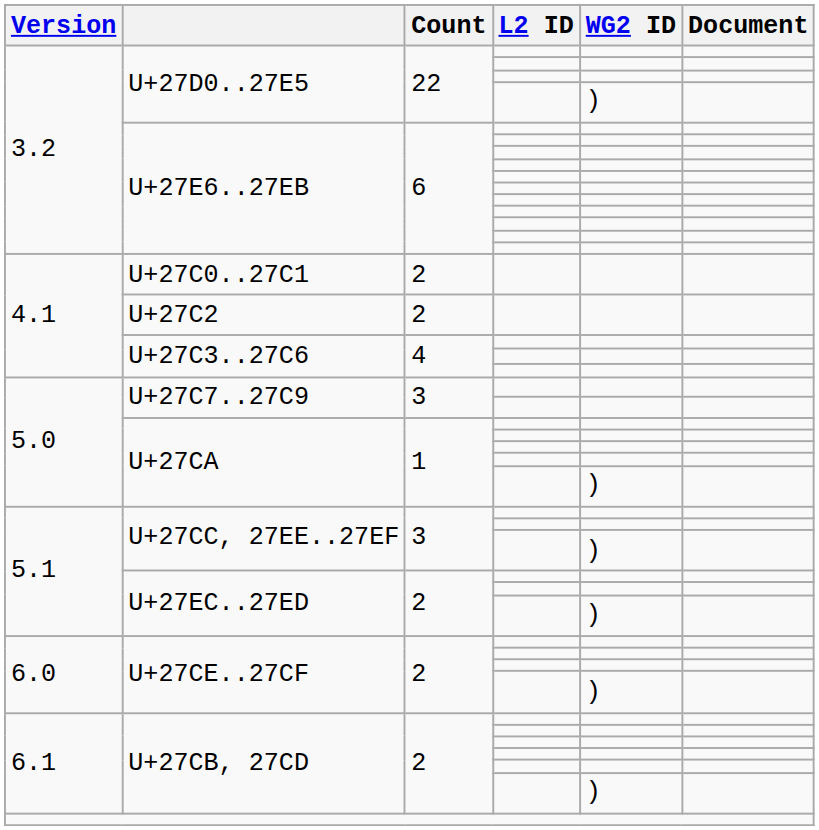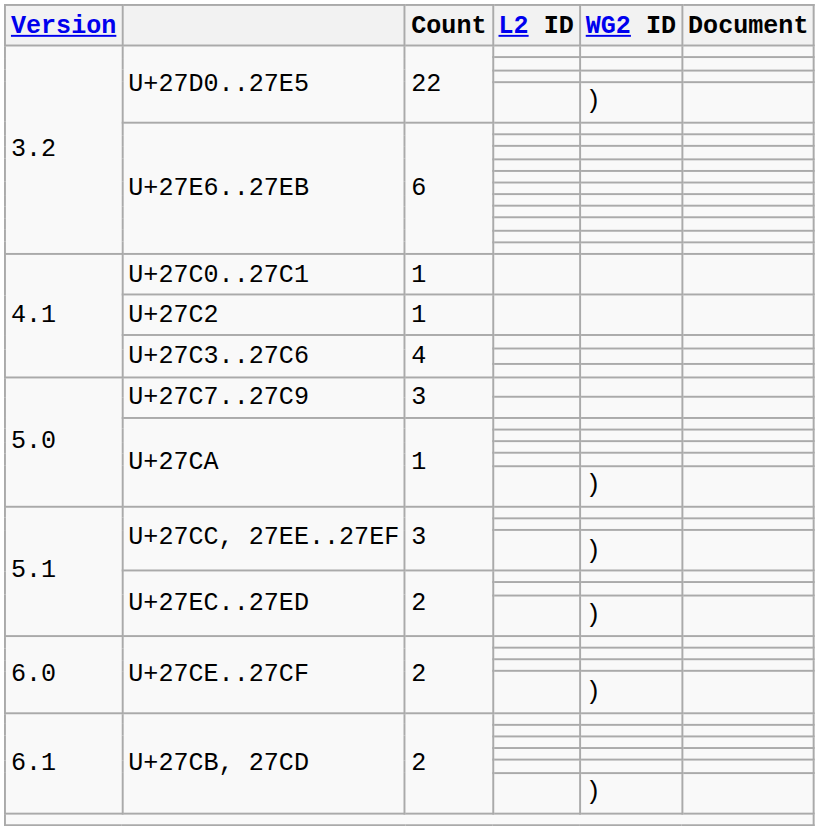(419, 274) 2 -> (419, 274) 1
(419, 315) 2 -> (419, 315) 1
